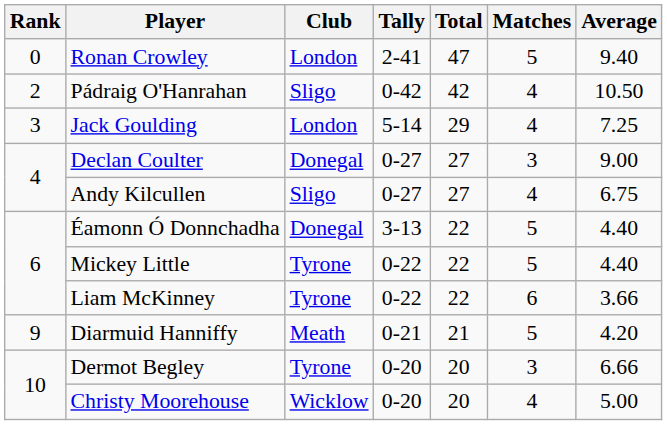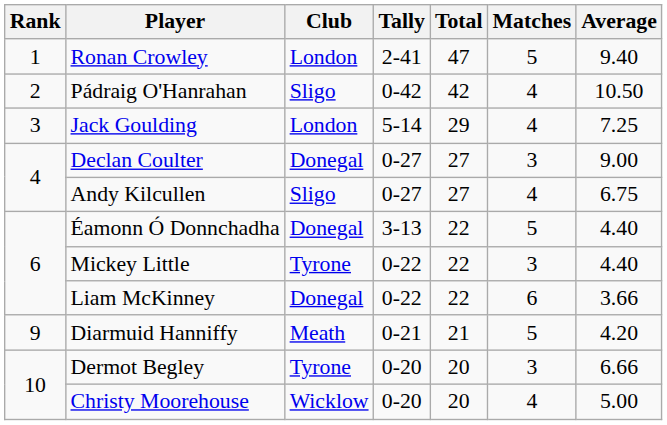(35, 56) 0 -> (35, 56) 1
(532, 263) 5 -> (532, 263) 3
(320, 297) Tyrone -> (327, 297) Donegal
